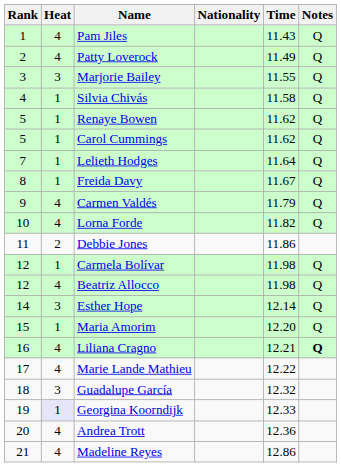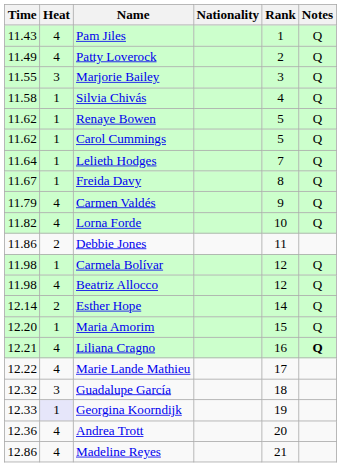columns swapped: (23, 14) <-> (281, 14)
(58, 306) 3 -> (56, 306) 2
